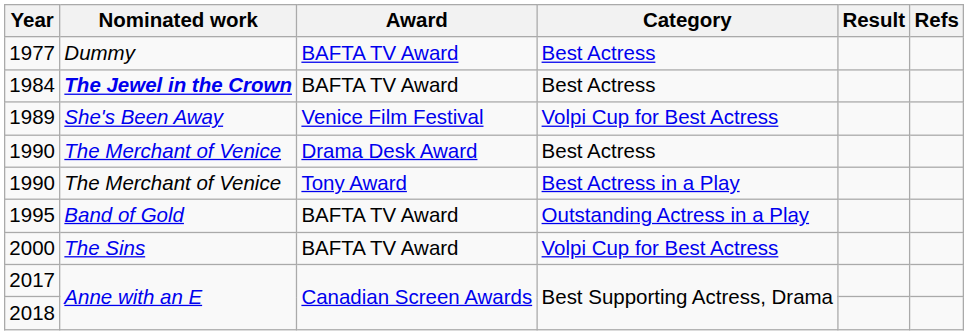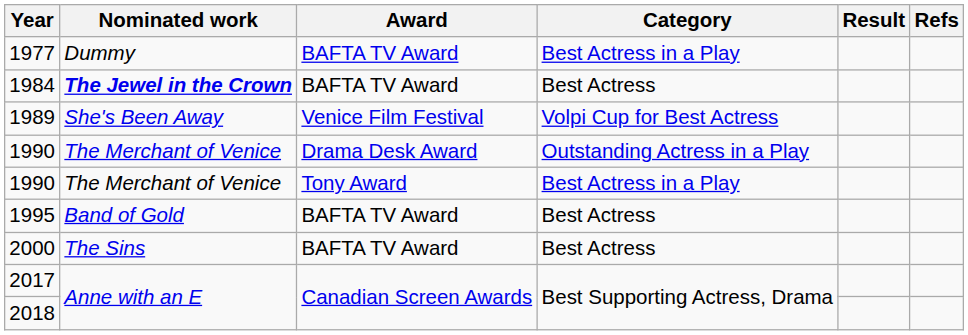(598, 53) Best Actress -> (641, 53) Best Actress in a Play
(598, 150) Best Actress -> (675, 150) Outstanding Actress in a Play
(675, 215) Outstanding Actress in a Play -> (598, 215) Best Actress
(660, 248) Volpi Cup for Best Actress -> (598, 248) Best Actress
